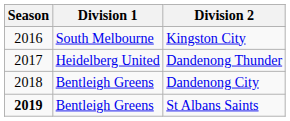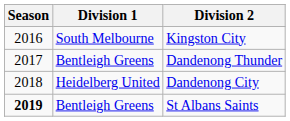(108, 60) Heidelberg United -> (105, 60) Bentleigh Greens
(105, 82) Bentleigh Greens -> (108, 82) Heidelberg United
